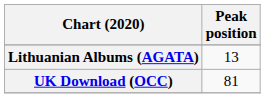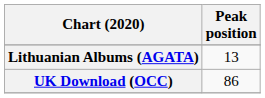(231, 81) 81 -> (231, 81) 86
